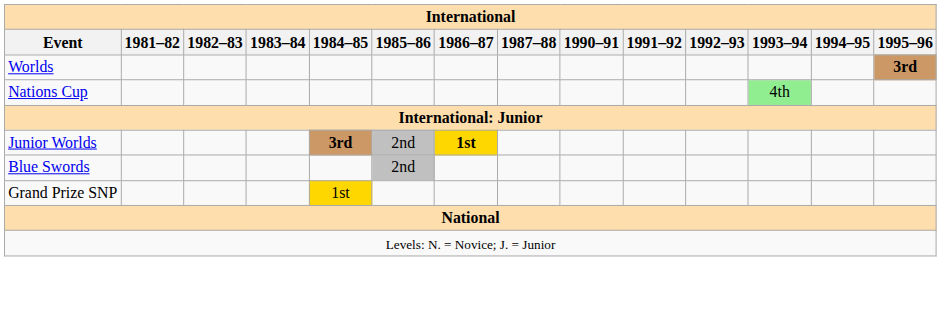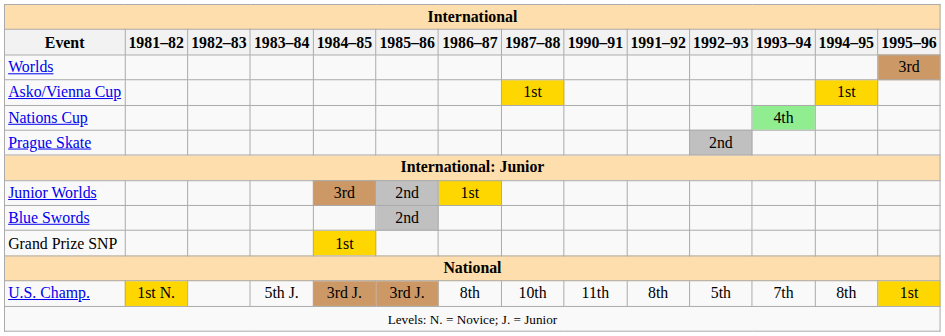(905, 67) bold -> (909, 67) normal
+ row: (65, 92)
+ row: (50, 142)
(341, 142) bold -> (344, 192) normal
(466, 142) bold -> (470, 192) normal
+ row: (49, 293)
